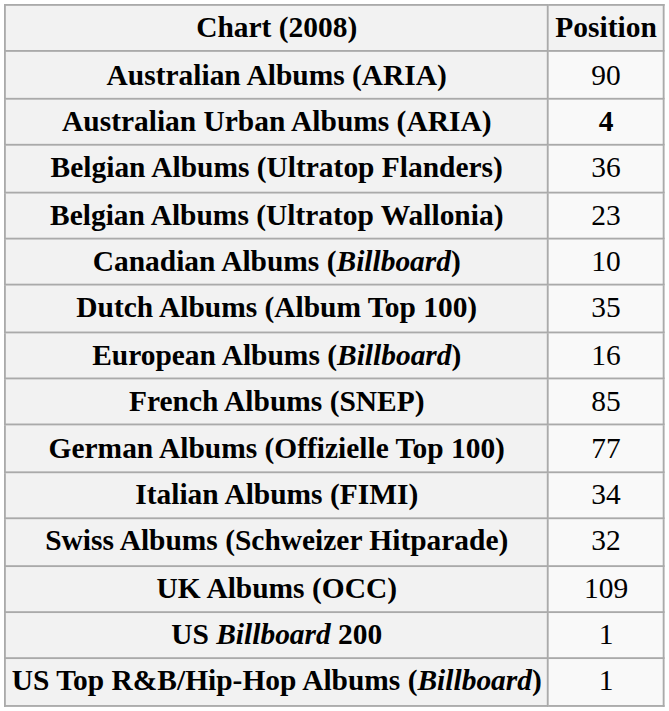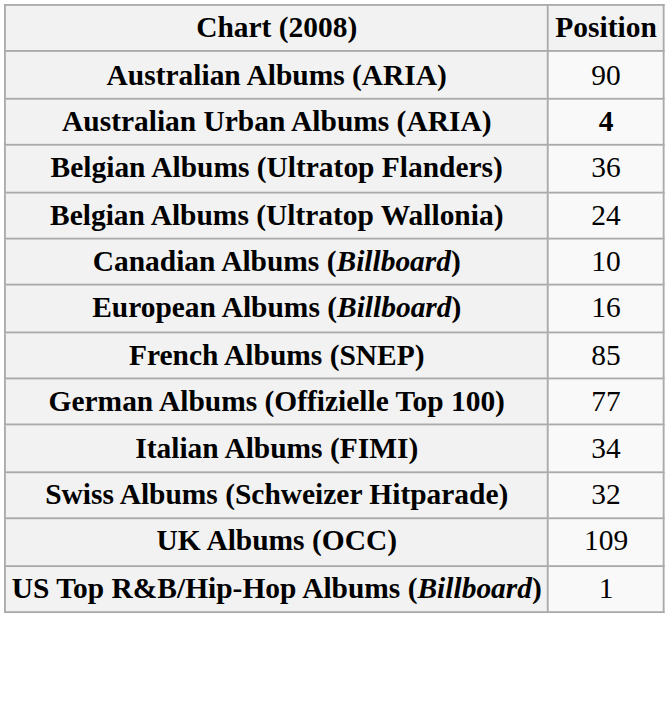(606, 214) 23 -> (606, 214) 24
- row: (277, 307)
- row: (277, 634)
